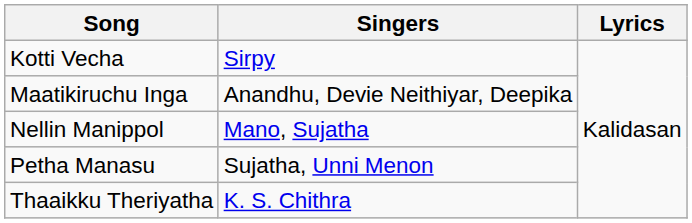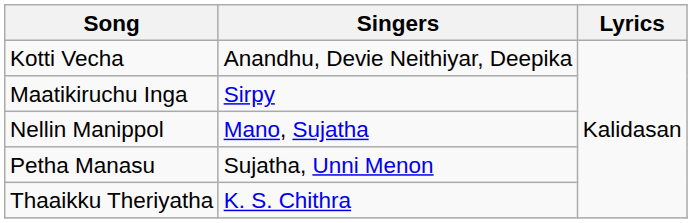(249, 58) Sirpy -> (398, 58) Anandhu, Devie Neithiyar, Deepika
(398, 94) Anandhu, Devie Neithiyar, Deepika -> (249, 94) Sirpy
